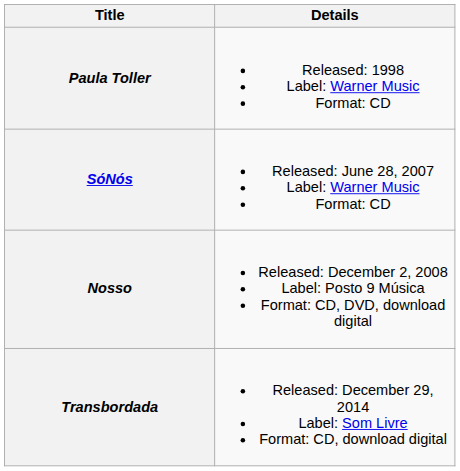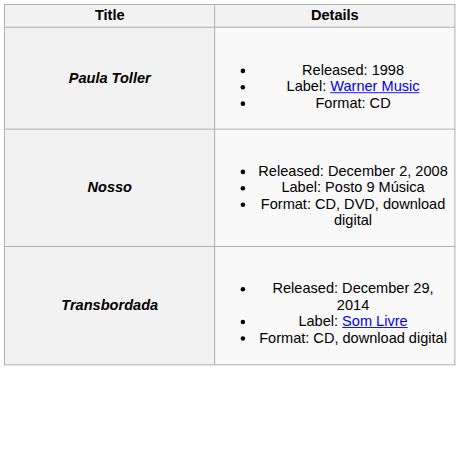- row: (110, 179)
